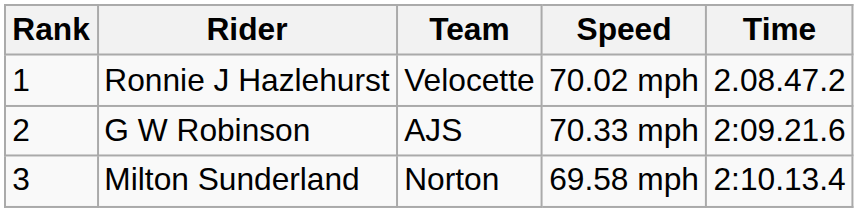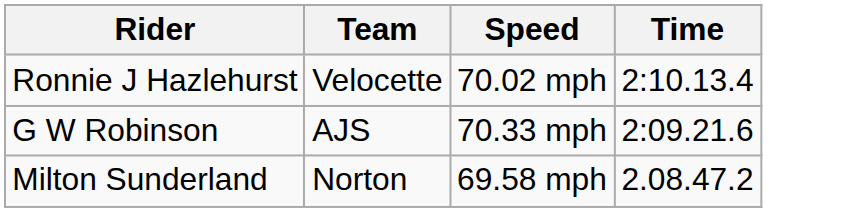- column: (51, 29)
(780, 79) 2.08.47.2 -> (687, 79) 2:10.13.4
(780, 180) 2:10.13.4 -> (687, 180) 2.08.47.2
